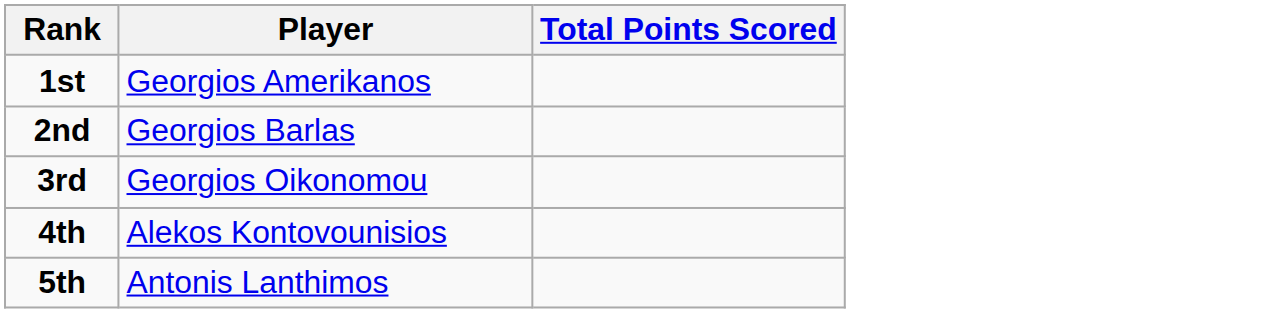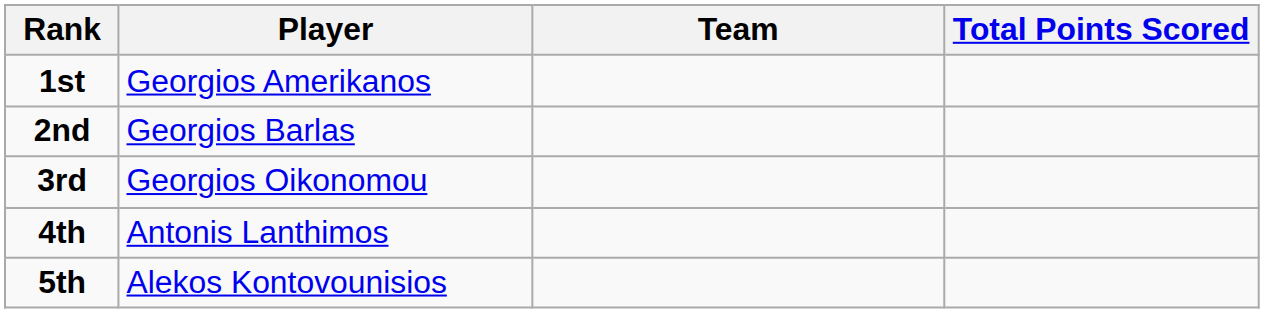+ column: (738, 29)
(287, 231) Alekos Kontovounisios -> (257, 231) Antonis Lanthimos
(257, 282) Antonis Lanthimos -> (287, 282) Alekos Kontovounisios
